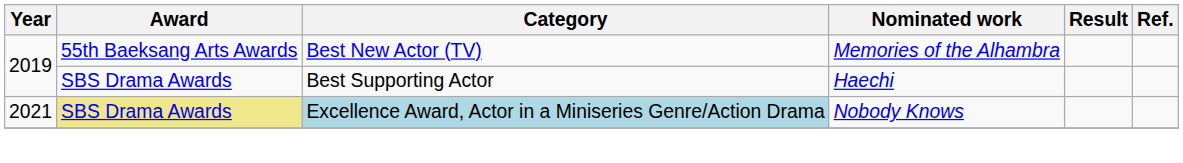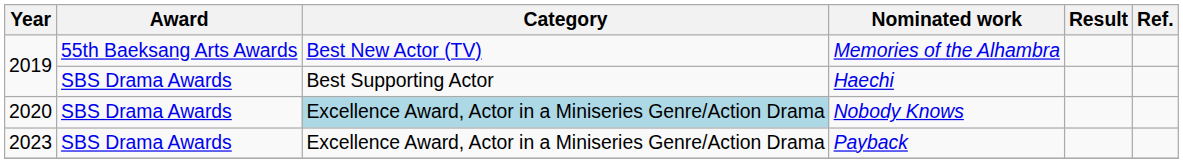(31, 111) 2021 -> (31, 111) 2020
(146, 111) khaki background -> (146, 111) no background
+ row: (871, 142)
